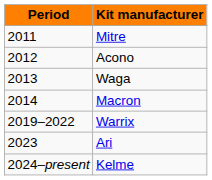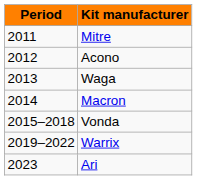+ row: (100, 121)
- row: (115, 164)
